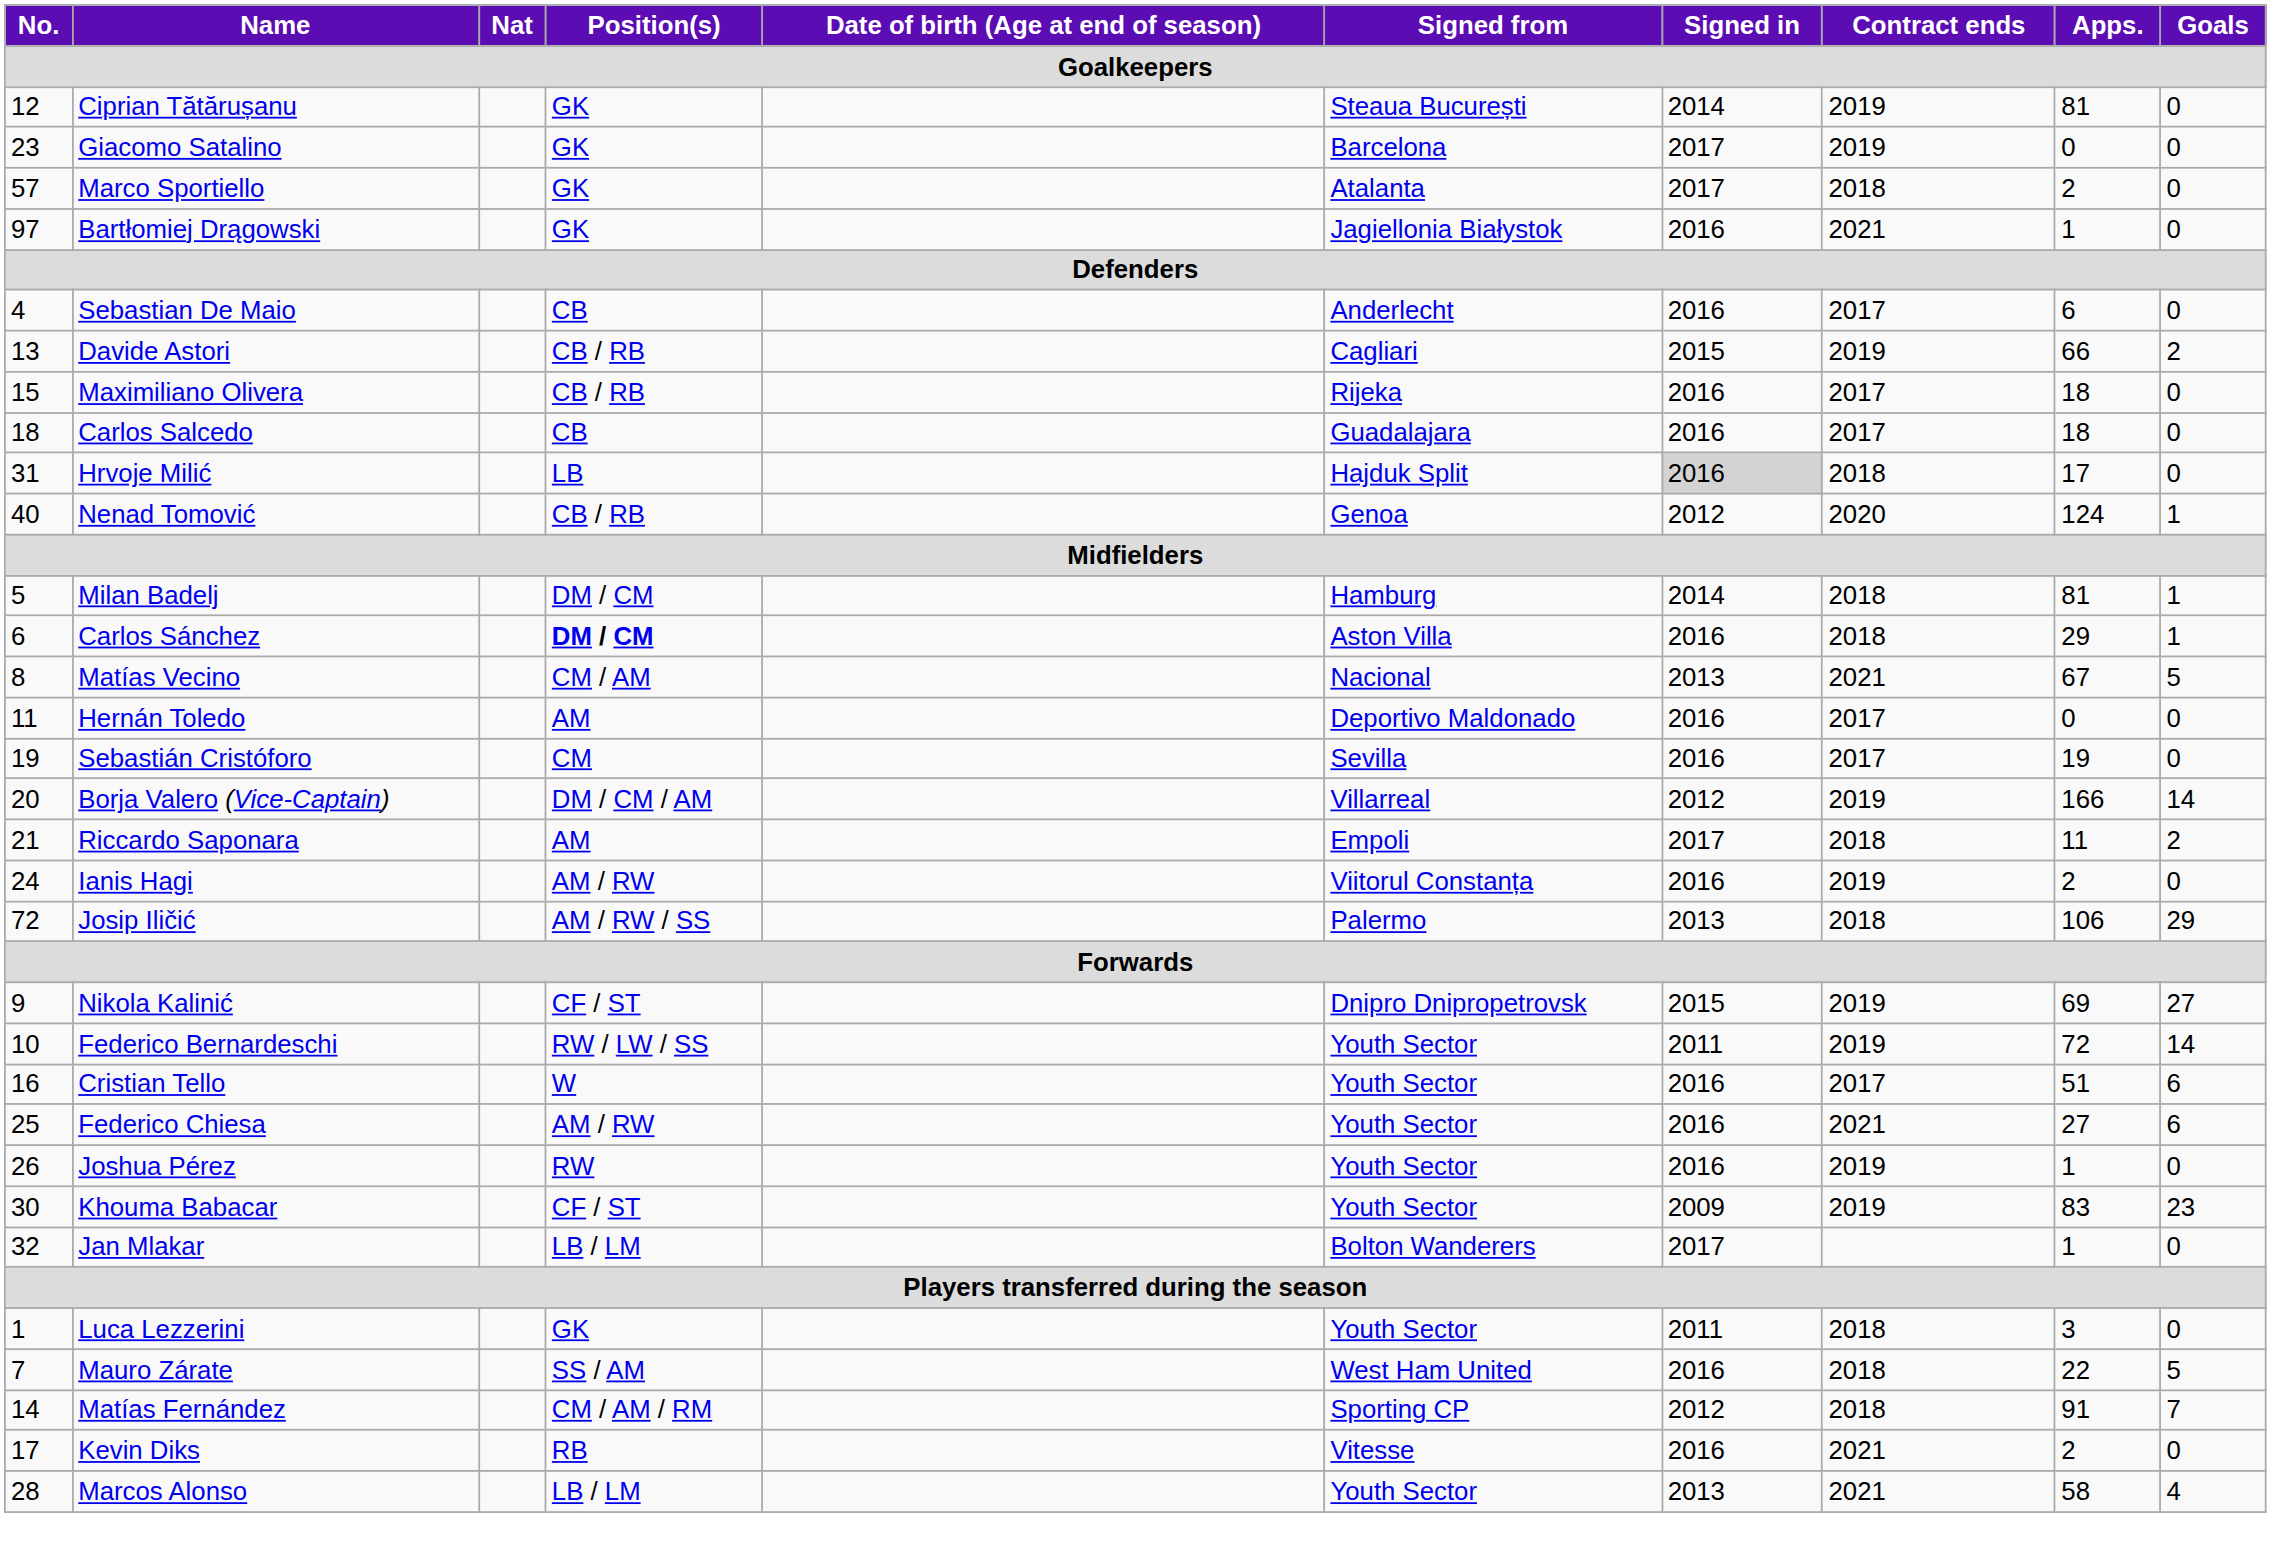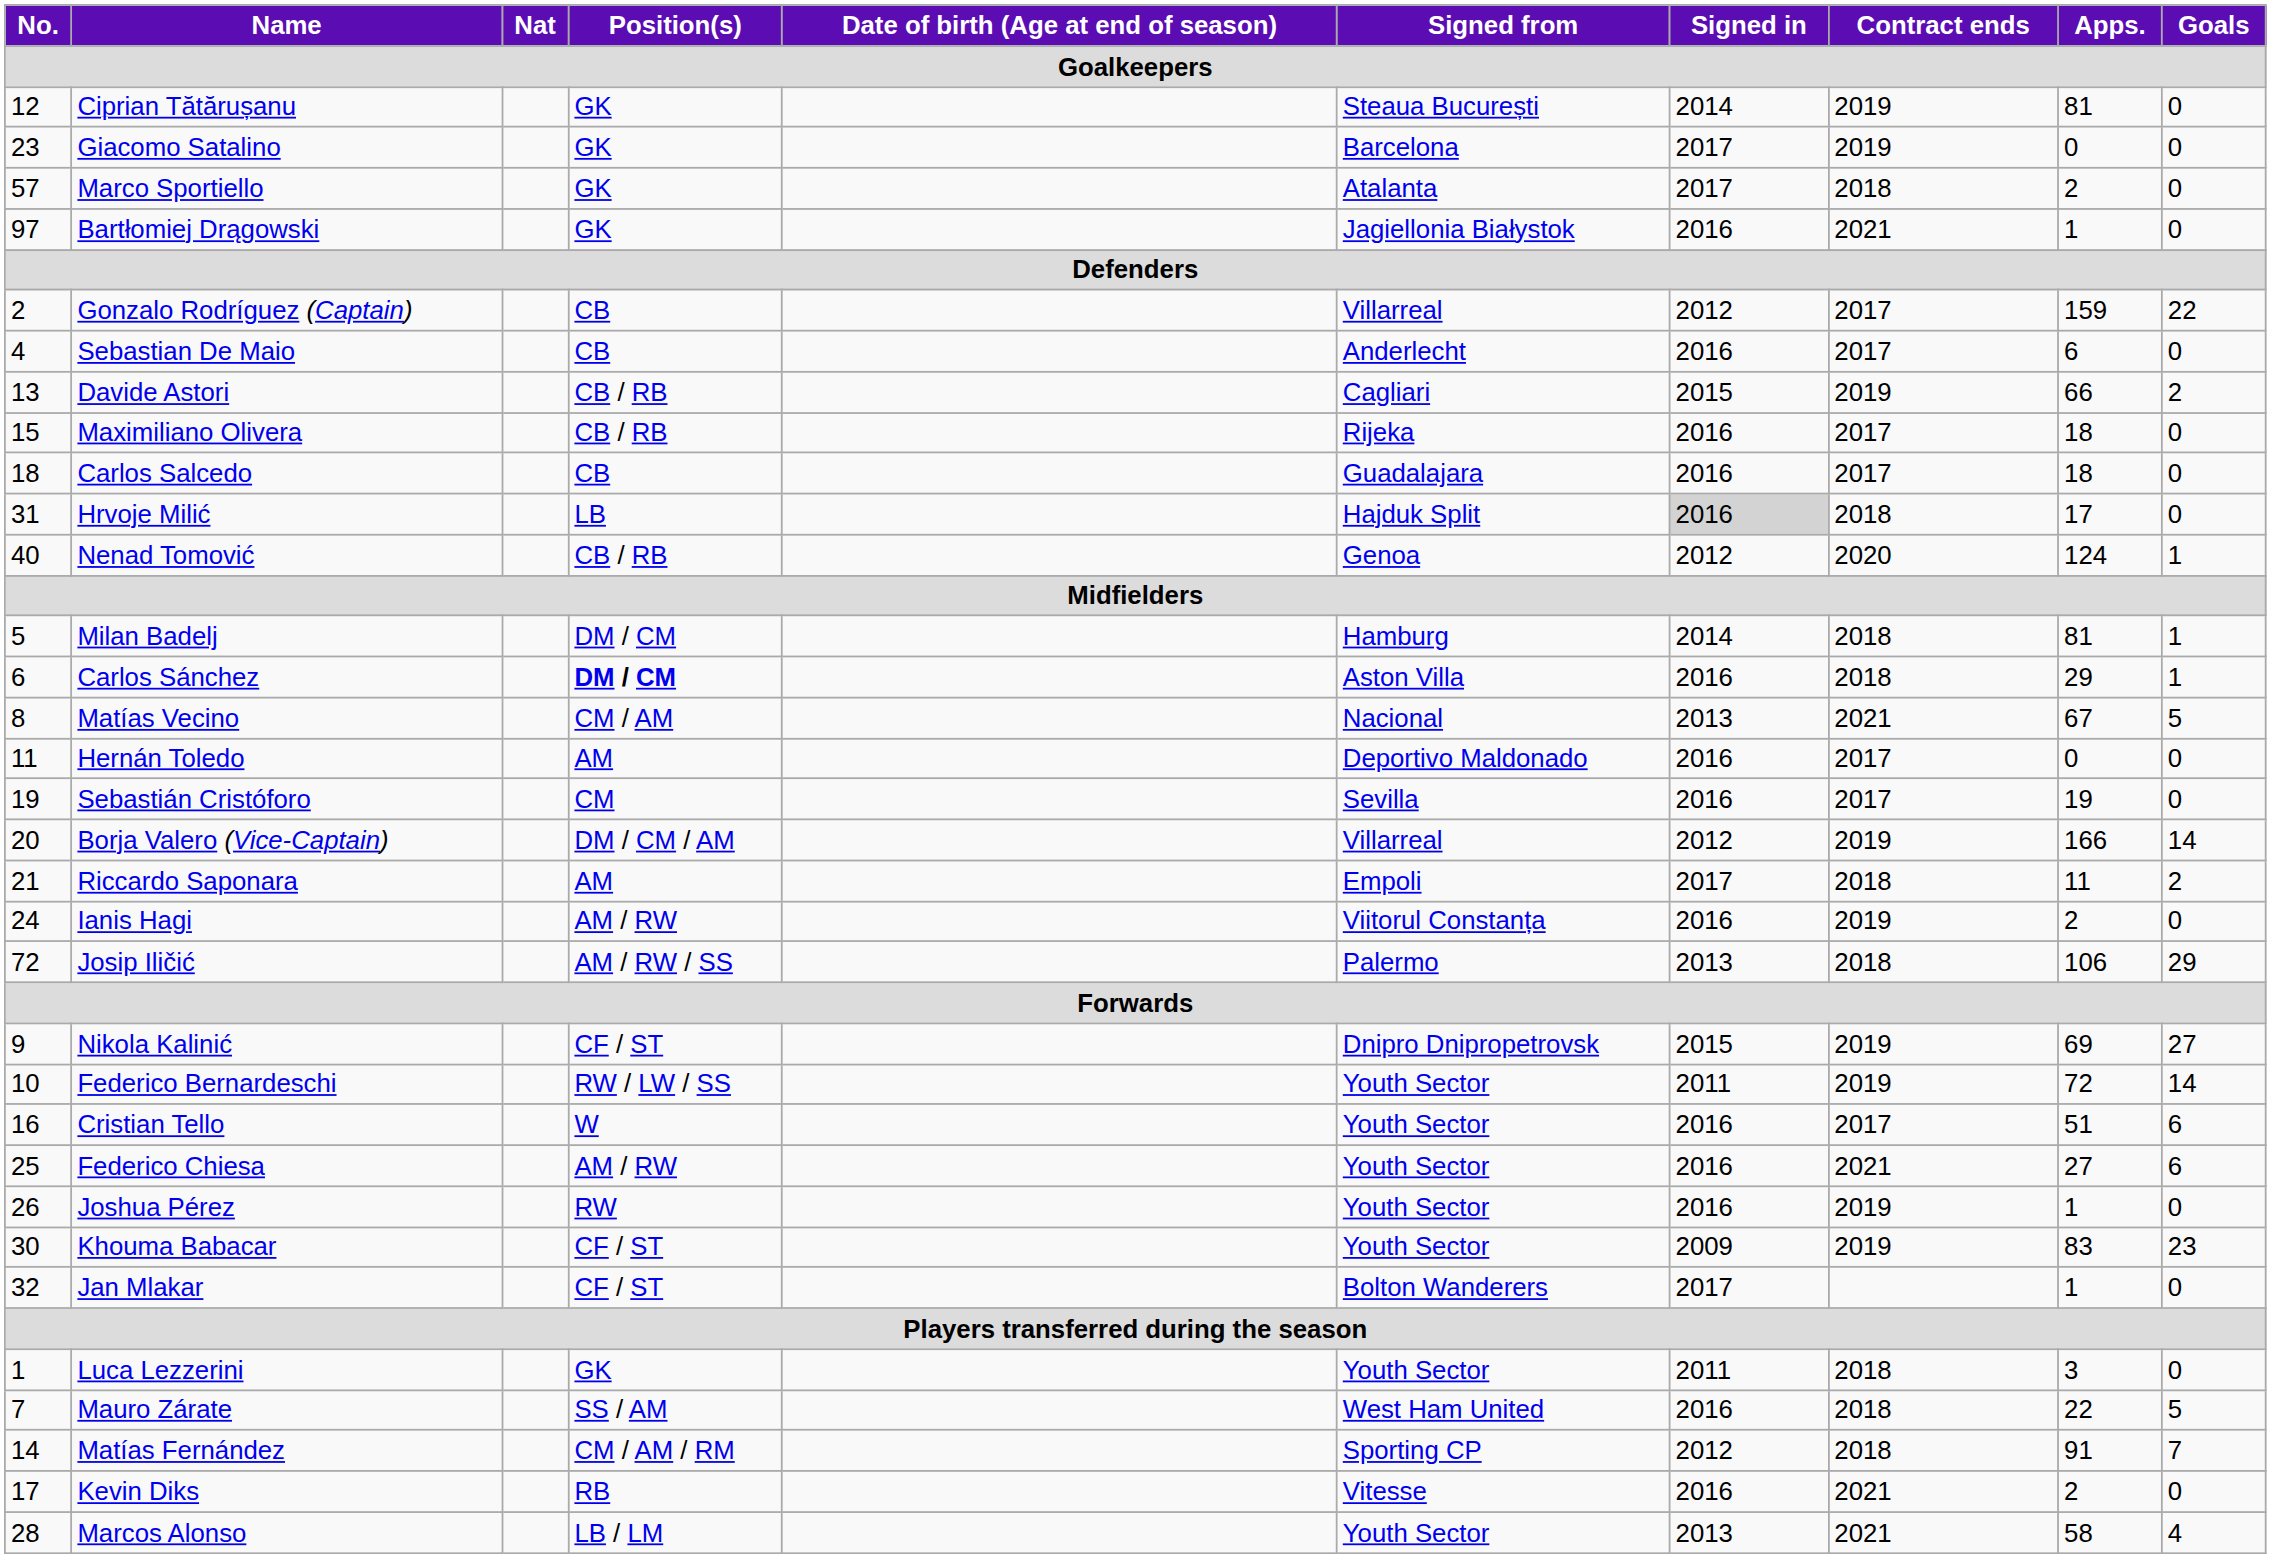+ row: (245, 311)
(596, 1247) LB / LM -> (619, 1288) CF / ST
